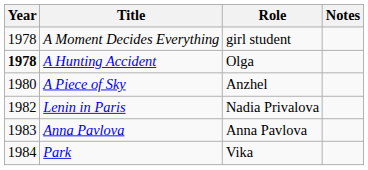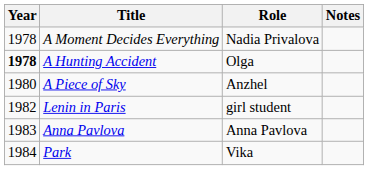(259, 38) girl student -> (273, 38) Nadia Privalova
(273, 107) Nadia Privalova -> (259, 107) girl student
